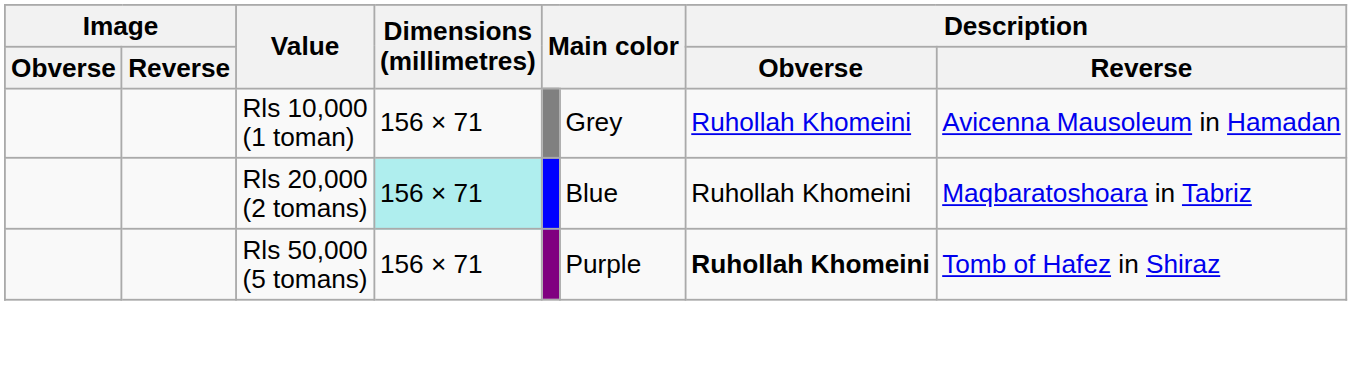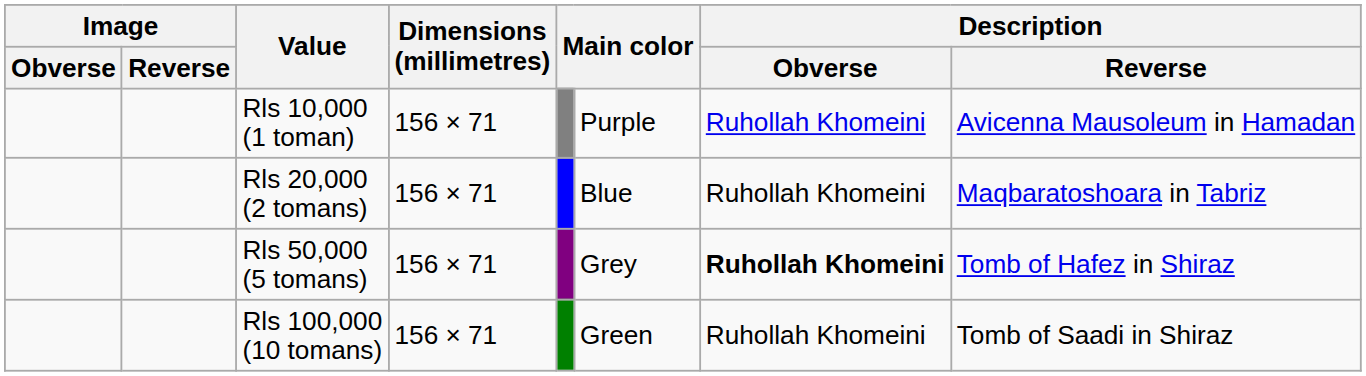(594, 123) Grey -> (618, 123) Purple
(431, 194) paleturquoise background -> (446, 194) no background
(603, 264) Purple -> (608, 264) Grey
+ row: (312, 335)
